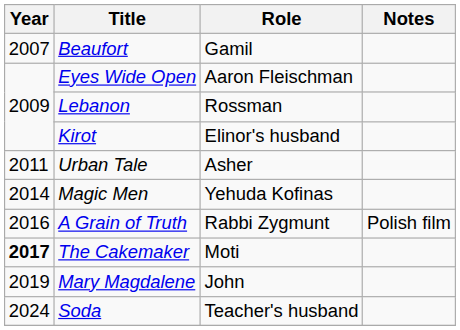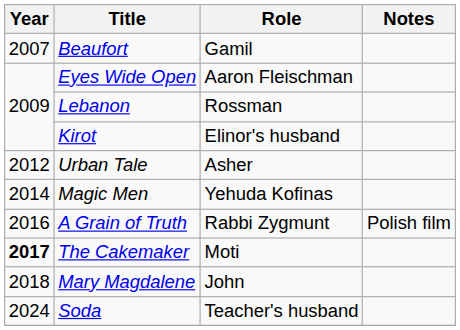(29, 164) 2011 -> (29, 164) 2012
(29, 281) 2019 -> (29, 281) 2018
